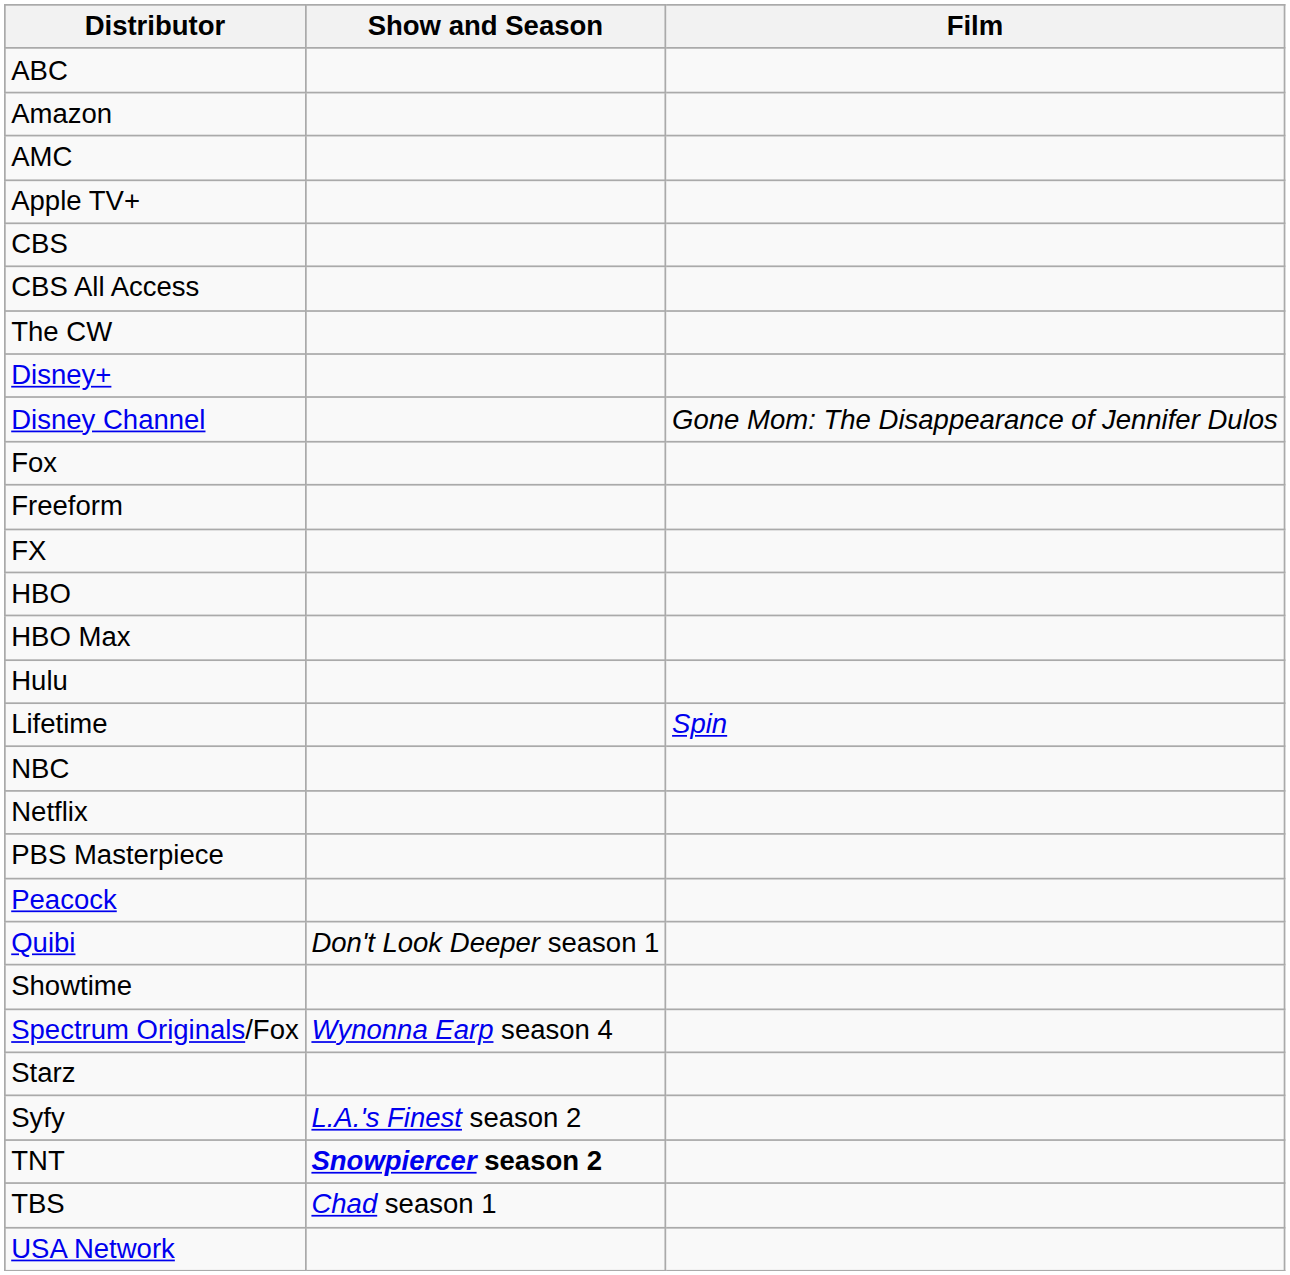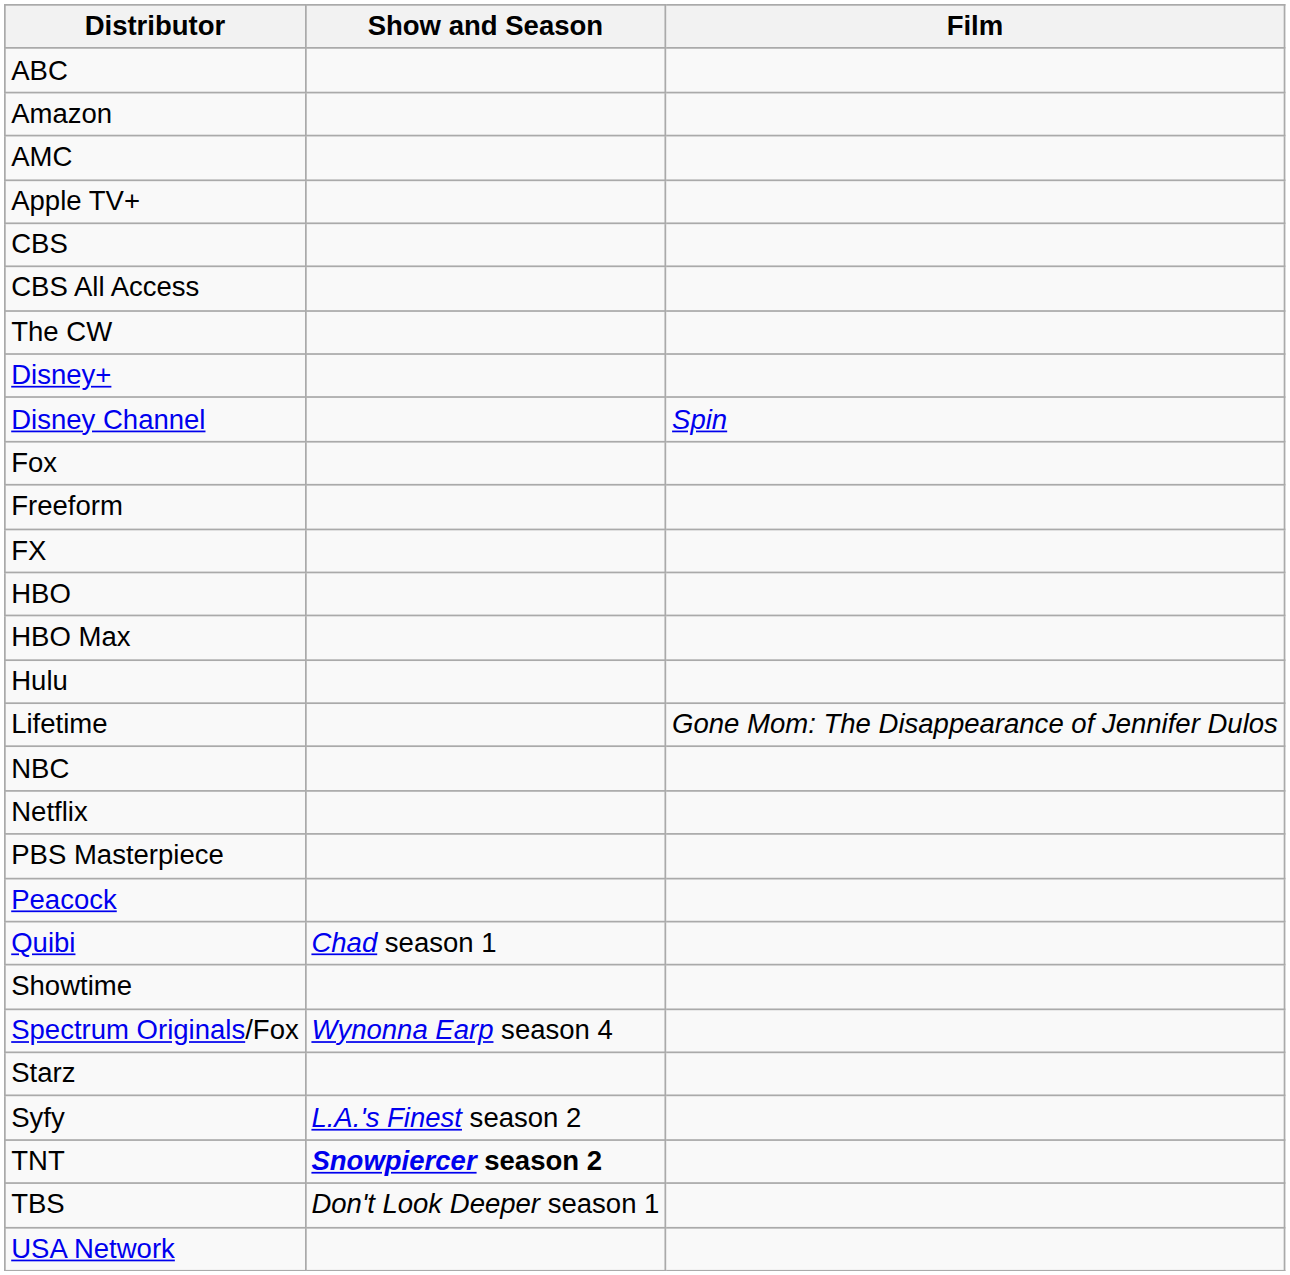(975, 419) Gone Mom: The Disappearance of Jennifer Dulos -> (700, 419) Spin
(700, 724) Spin -> (975, 724) Gone Mom: The Disappearance of Jennifer Dulos
(485, 942) Don't Look Deeper season 1 -> (404, 942) Chad season 1
(404, 1204) Chad season 1 -> (485, 1204) Don't Look Deeper season 1
